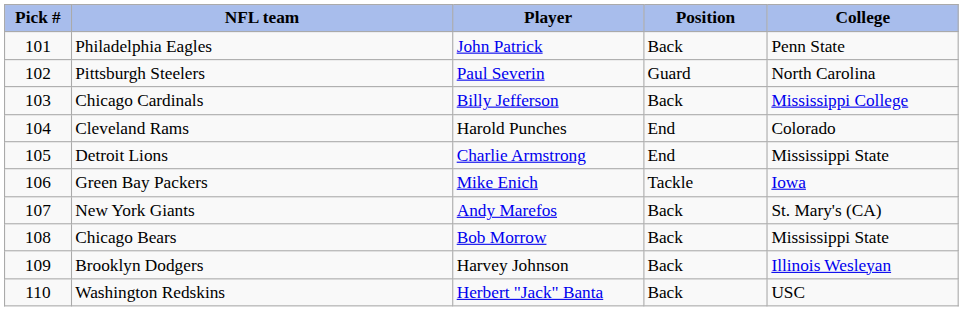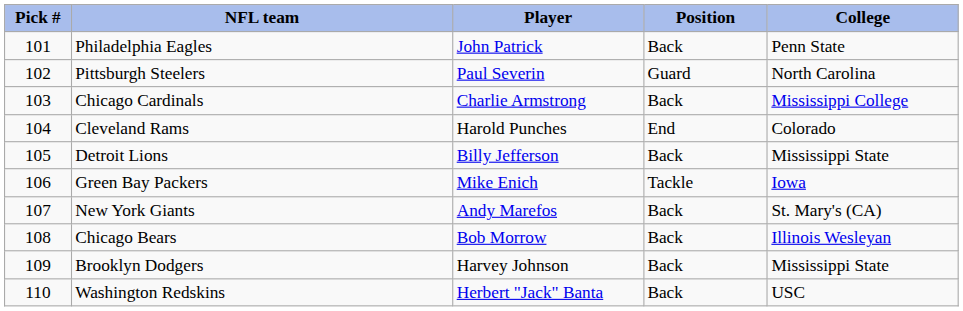(508, 100) Billy Jefferson -> (521, 100) Charlie Armstrong
(521, 155) Charlie Armstrong -> (508, 155) Billy Jefferson
(661, 155) End -> (665, 155) Back
(830, 237) Mississippi State -> (831, 237) Illinois Wesleyan
(831, 264) Illinois Wesleyan -> (830, 264) Mississippi State
